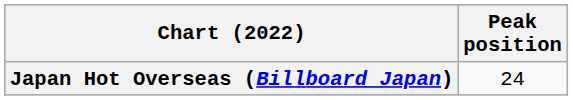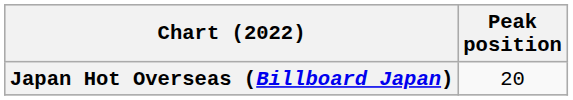(513, 79) 24 -> (513, 79) 20
